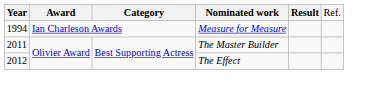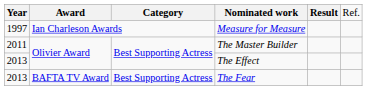(17, 28) 1994 -> (17, 28) 1997
(17, 61) 2012 -> (17, 61) 2013
+ row: (236, 77)
